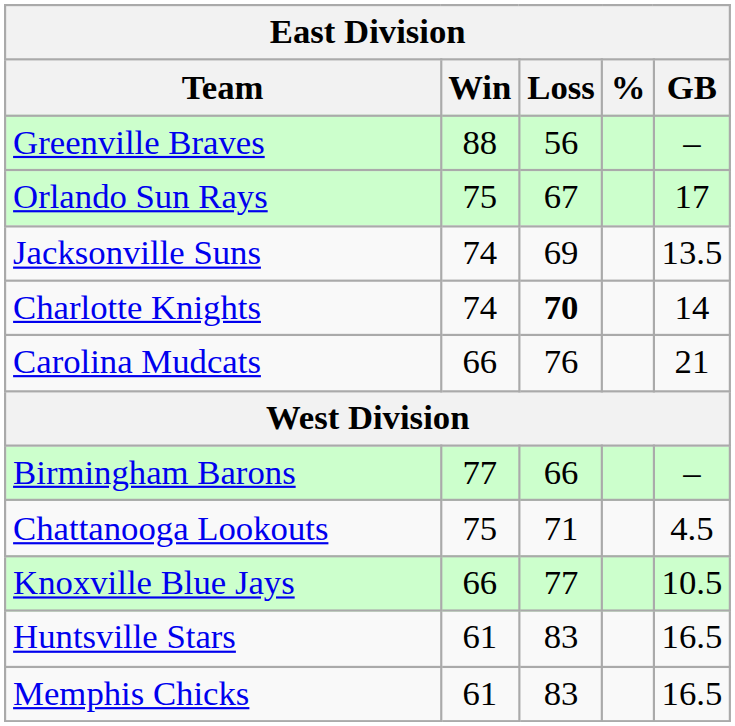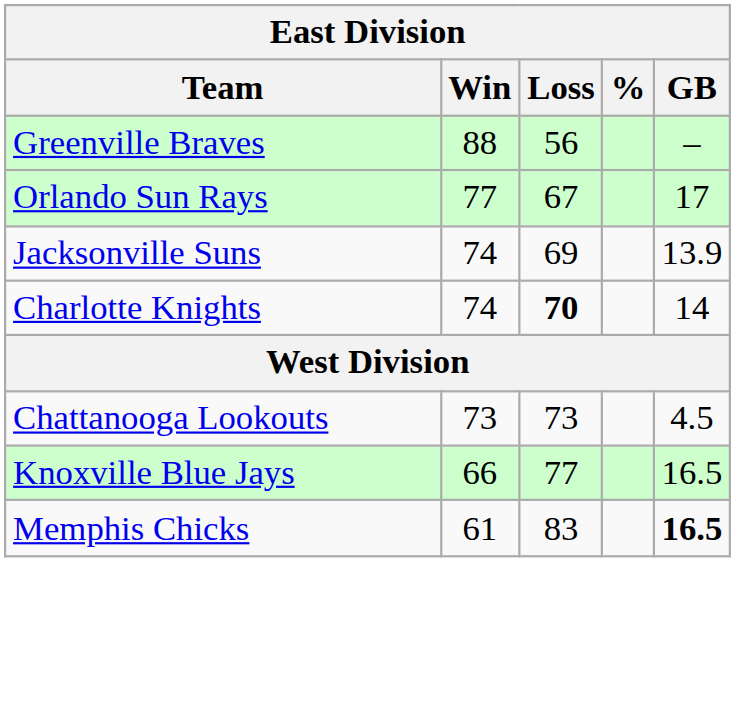(480, 197) 75 -> (480, 197) 77
(692, 252) 13.5 -> (692, 252) 13.9
- row: (137, 362)
- row: (154, 472)
(480, 527) 75 -> (480, 417) 73
(561, 527) 71 -> (561, 417) 73
(692, 582) 10.5 -> (692, 472) 16.5
- row: (124, 637)
(692, 692) normal -> (692, 527) bold
